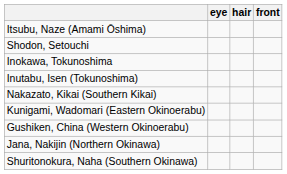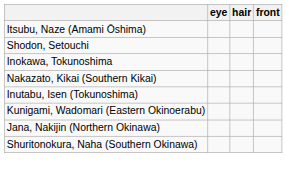rows swapped: (72, 78) <-> (82, 95)
- row: (98, 128)
